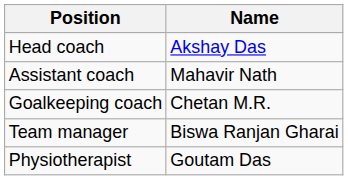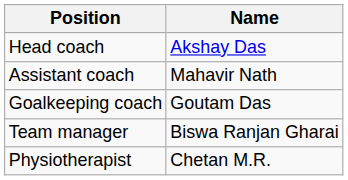(221, 103) Chetan M.R. -> (221, 103) Goutam Das
(221, 160) Goutam Das -> (221, 160) Chetan M.R.
